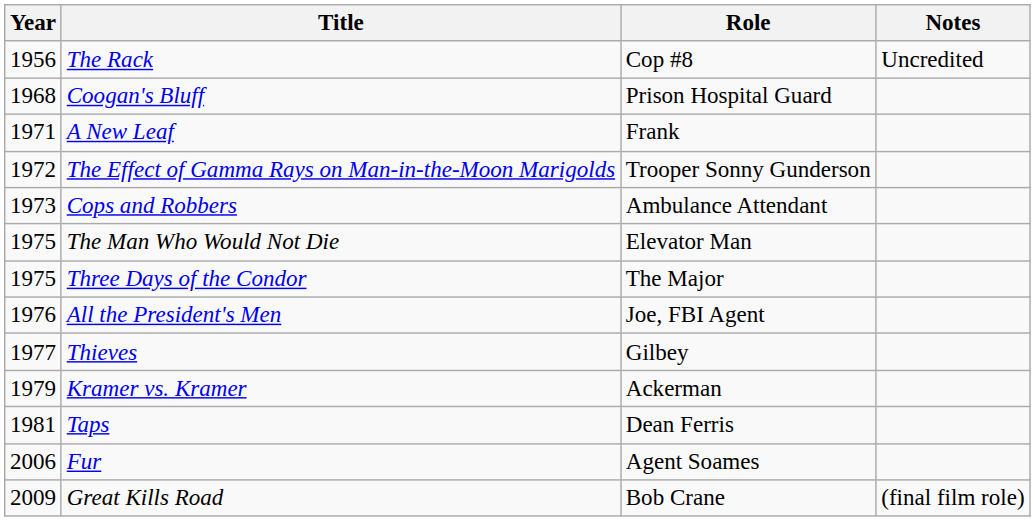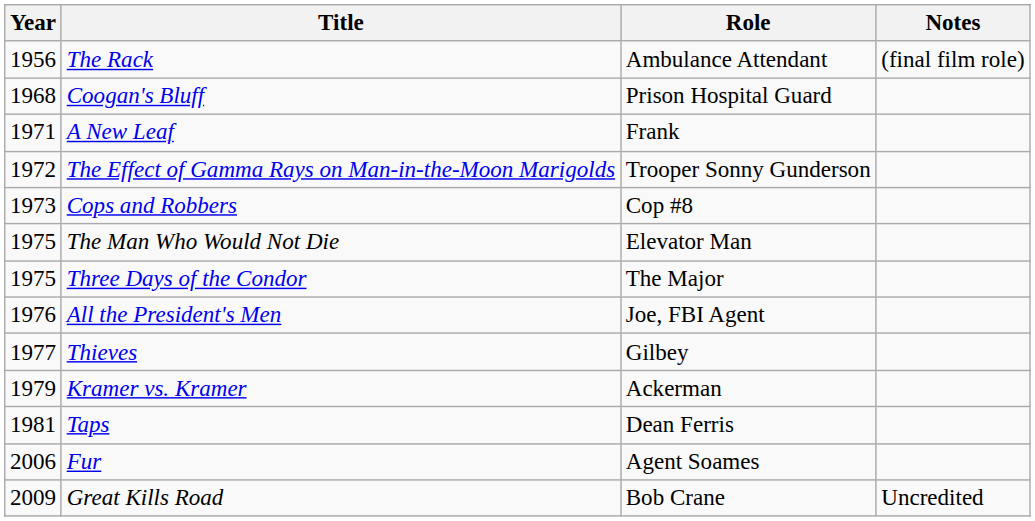(659, 59) Cop #8 -> (727, 59) Ambulance Attendant
(932, 59) Uncredited -> (953, 59) (final film role)
(727, 205) Ambulance Attendant -> (659, 205) Cop #8
(953, 497) (final film role) -> (932, 497) Uncredited
